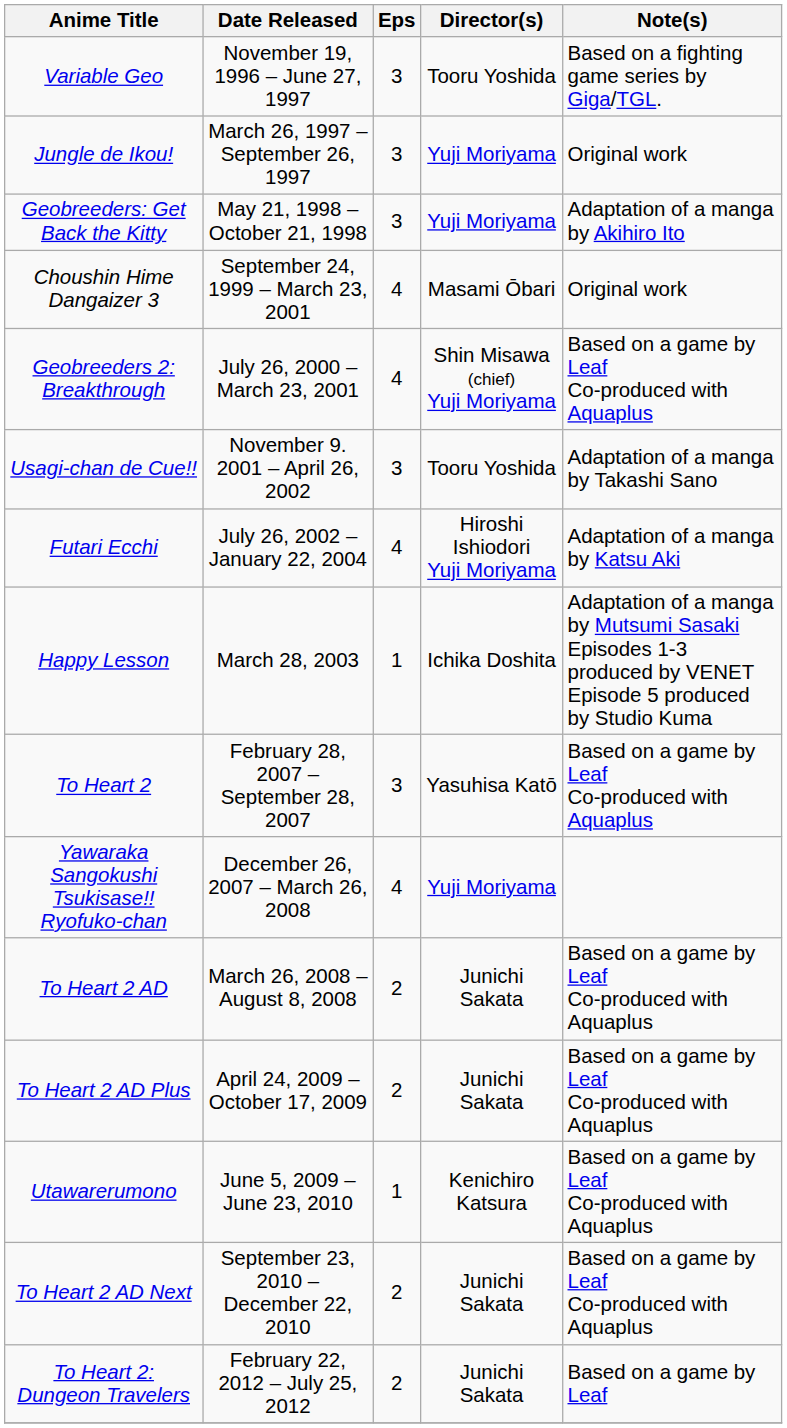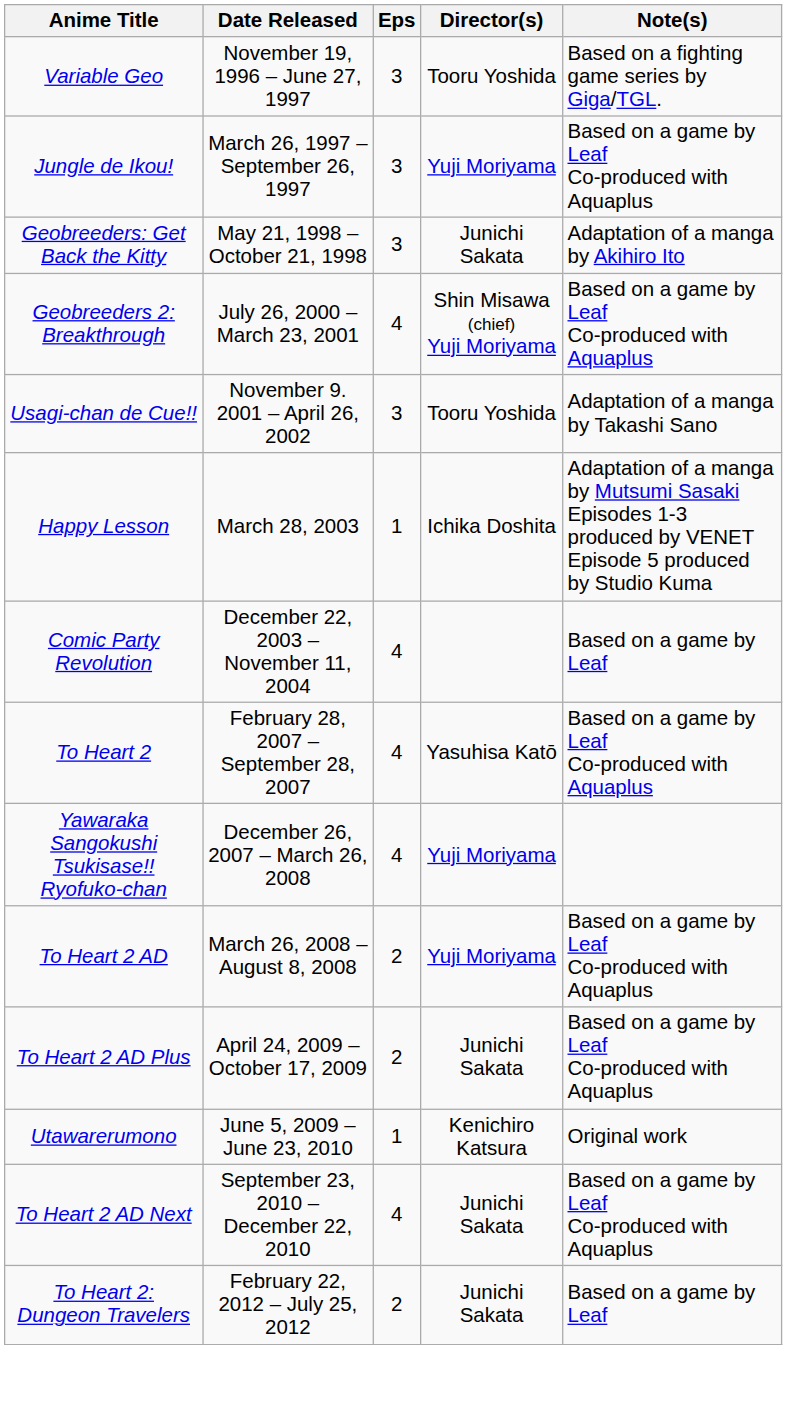(627, 154) Original work -> (661, 166) Based on a game by Leaf Co-produced with Aquaplus
(492, 221) Yuji Moriyama -> (492, 244) Junichi Sakata
- row: (104, 288)
- row: (104, 547)
+ row: (104, 651)
(397, 785) 3 -> (397, 752) 4
(492, 988) Junichi Sakata -> (492, 956) Yuji Moriyama
(661, 1191) Based on a game by Leaf Co-produced with Aquaplus -> (627, 1136) Original work
(397, 1293) 2 -> (397, 1214) 4
